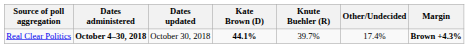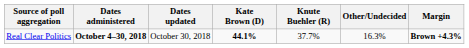(309, 36) 39.7% -> (309, 36) 37.7%
(374, 36) 17.4% -> (374, 36) 16.3%
